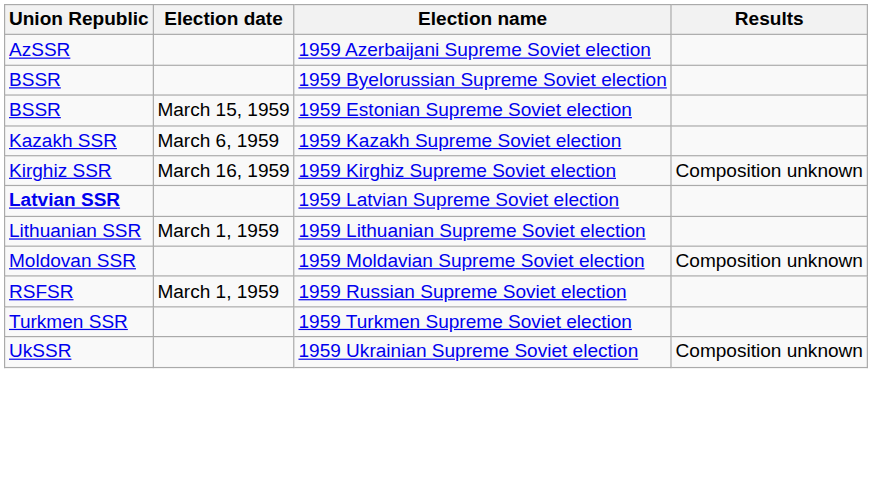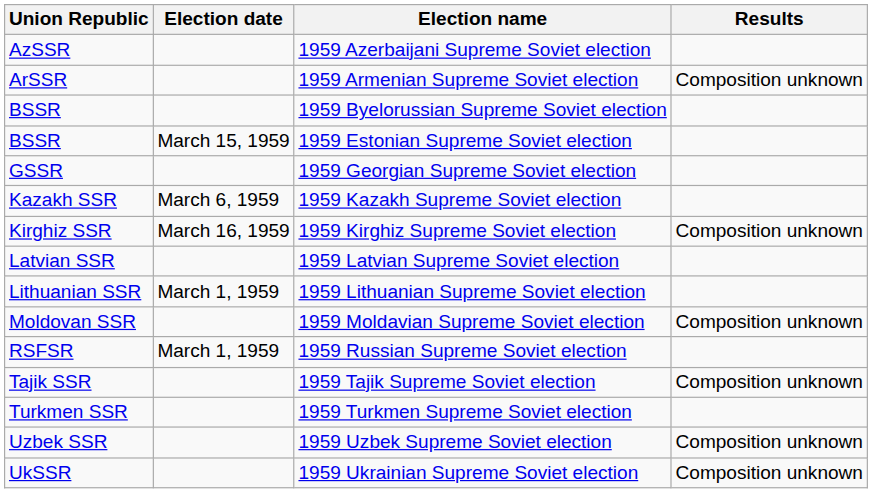+ row: (468, 79)
+ row: (467, 170)
(65, 200) bold -> (62, 261) normal
+ row: (447, 381)
+ row: (455, 442)
